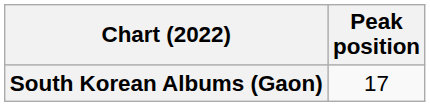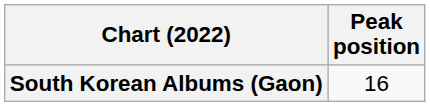(376, 82) 17 -> (376, 82) 16
